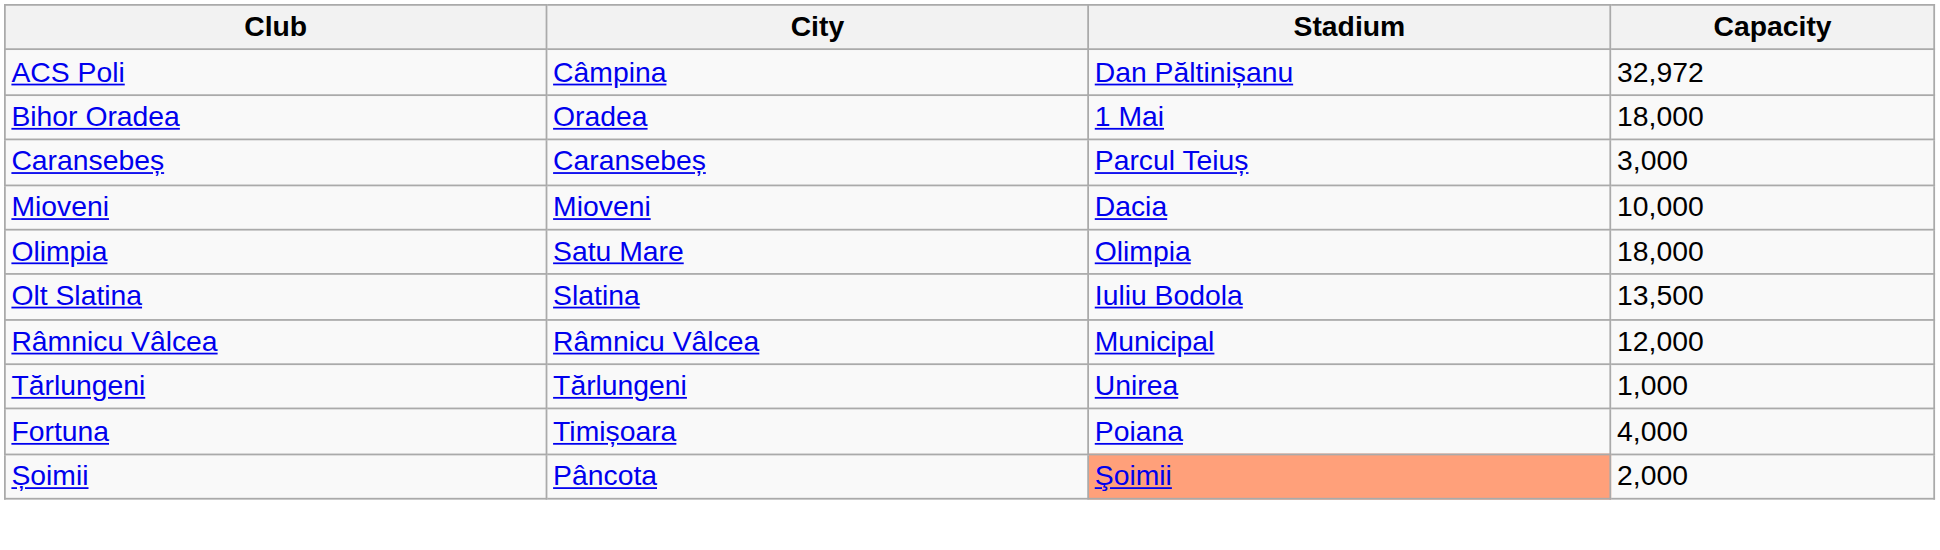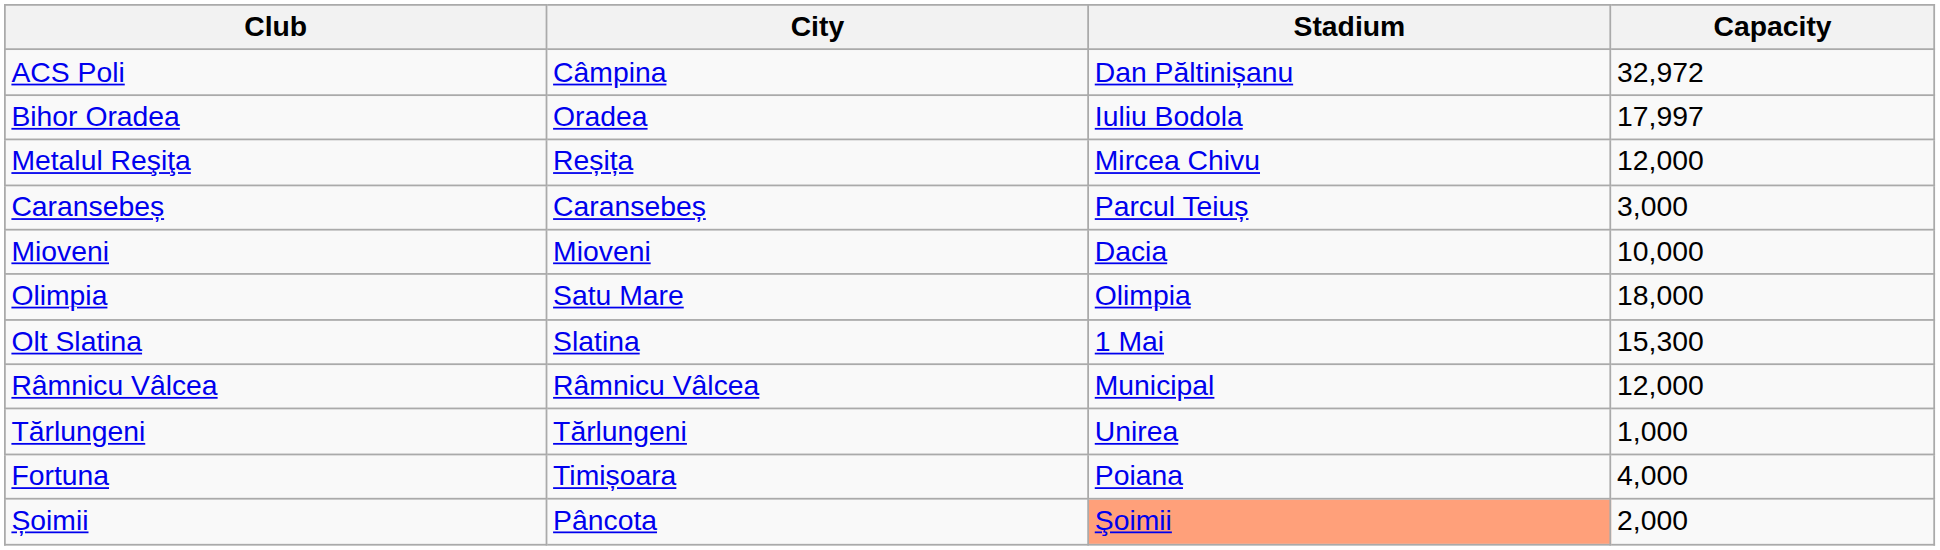(1129, 116) 1 Mai -> (1169, 116) Iuliu Bodola
(1660, 116) 18,000 -> (1660, 116) 17,997
+ row: (101, 161)
(1169, 296) Iuliu Bodola -> (1129, 341) 1 Mai
(1660, 296) 13,500 -> (1660, 341) 15,300
